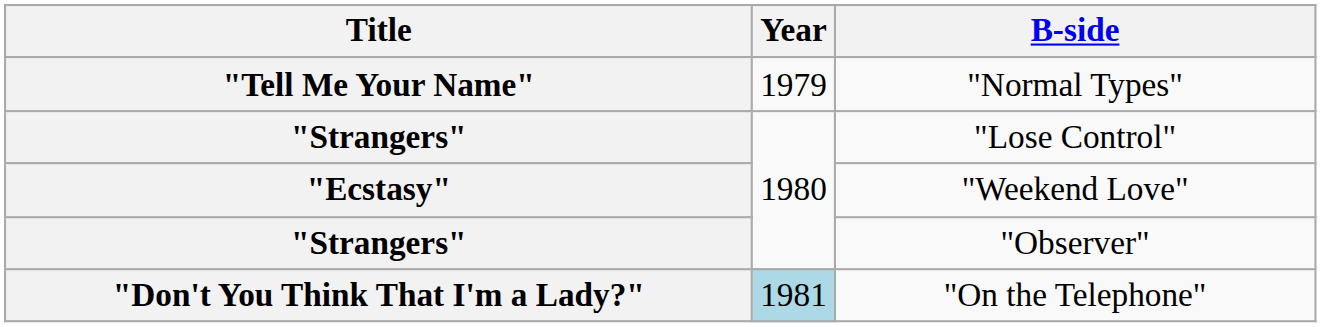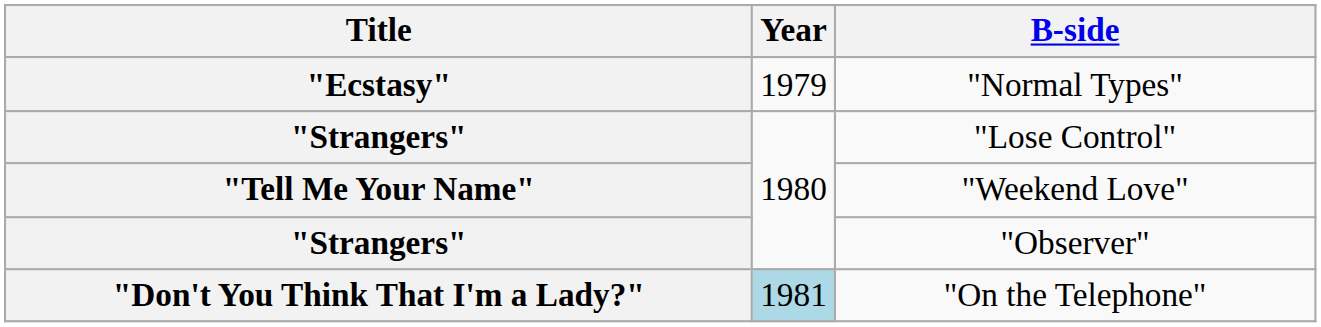(379, 83) "Tell Me Your Name" -> (379, 83) "Ecstasy"
(379, 189) "Ecstasy" -> (379, 189) "Tell Me Your Name"
